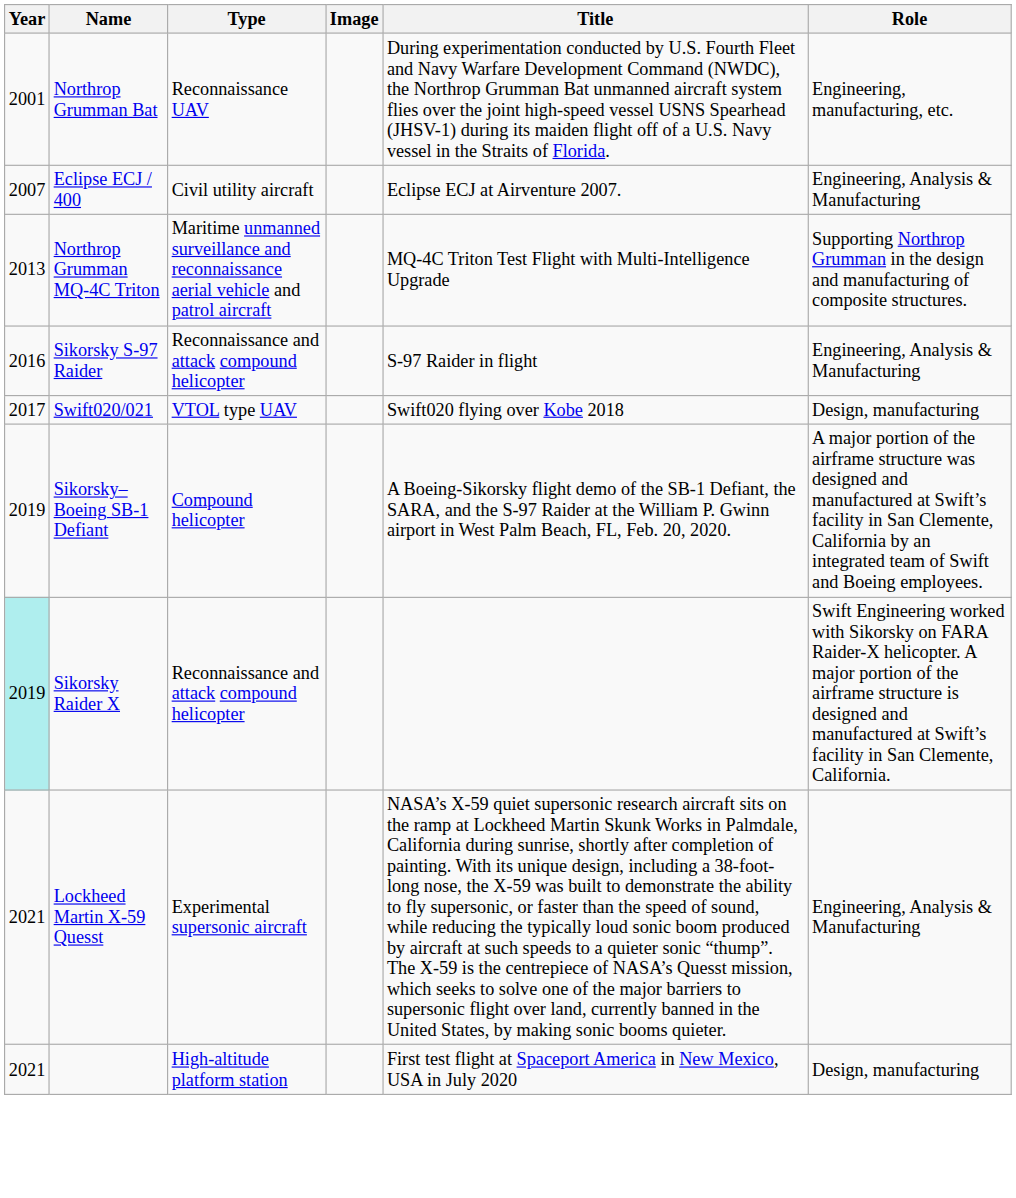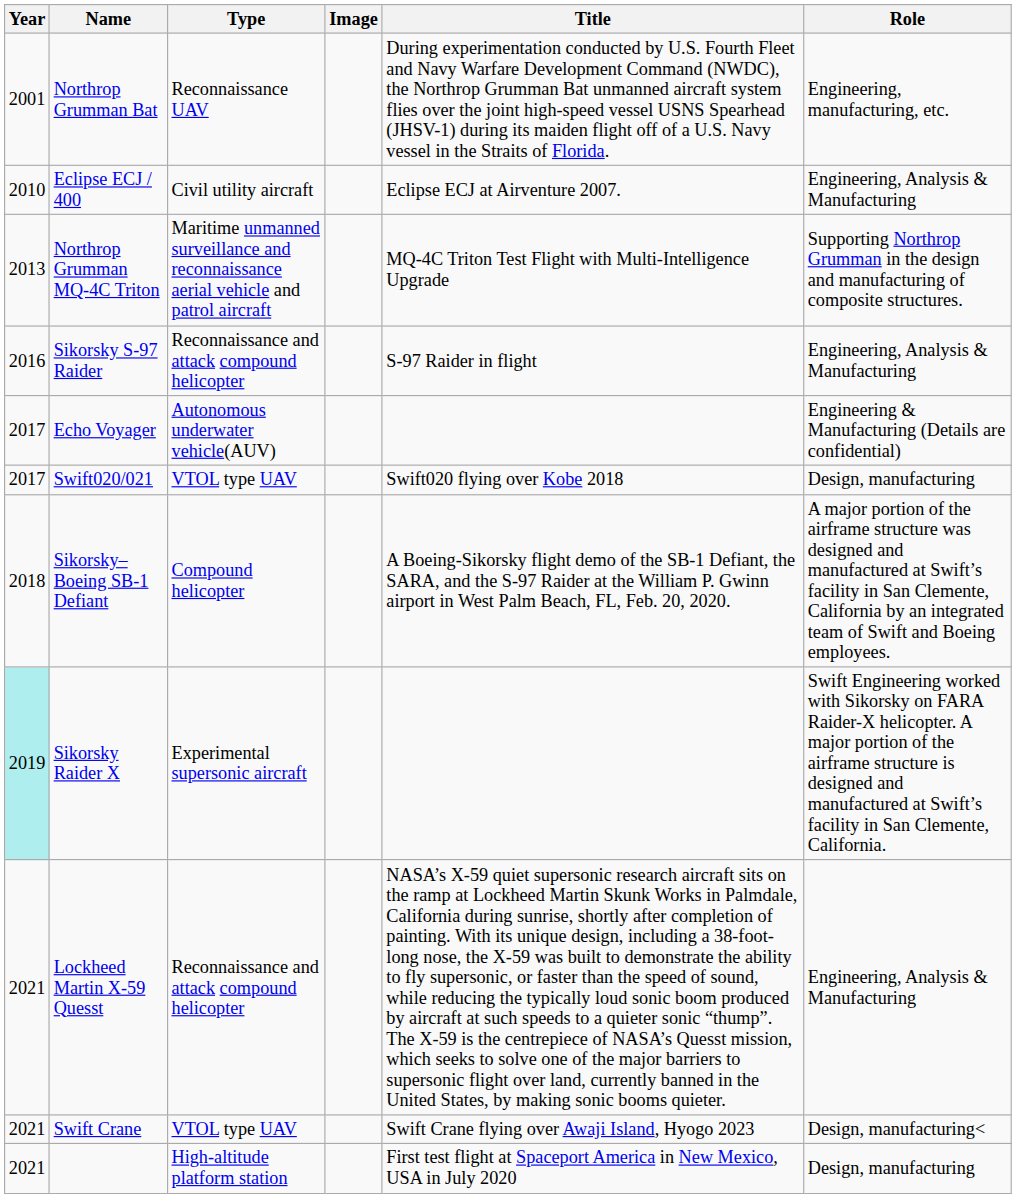(27, 189) 2007 -> (27, 189) 2010
+ row: (105, 430)
(27, 510) 2019 -> (27, 580) 2018
(245, 693) Reconnaissance and attack compound helicopter -> (239, 763) Experimental supersonic aircraft
(239, 917) Experimental supersonic aircraft -> (245, 987) Reconnaissance and attack compound helicopter
+ row: (97, 1129)
